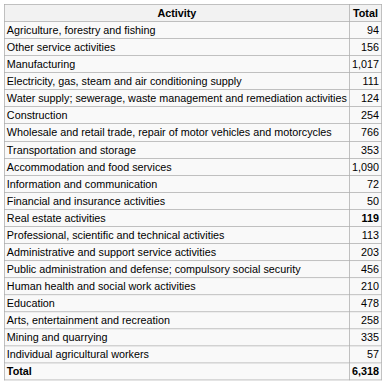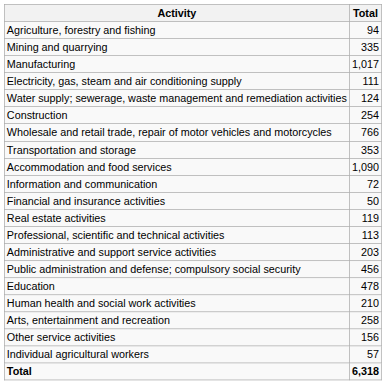rows swapped: (57, 338) <-> (61, 47)
(370, 218) bold -> (370, 218) normal
rows swapped: (31, 304) <-> (101, 286)
